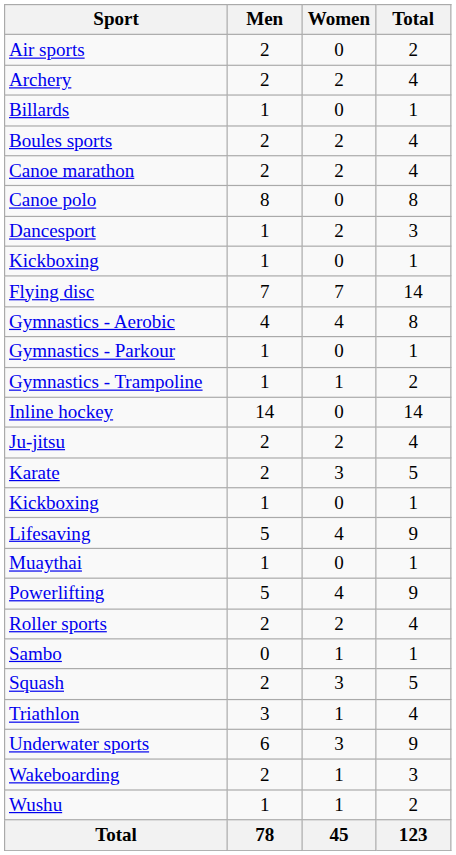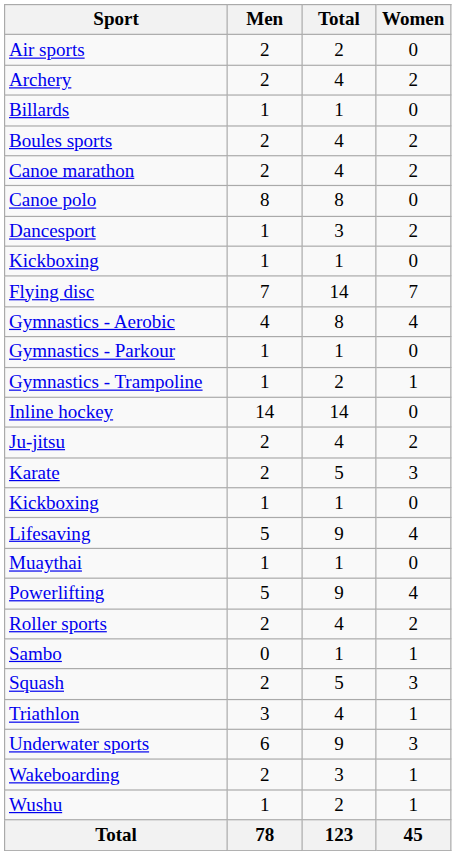columns swapped: (339, 19) <-> (413, 19)
